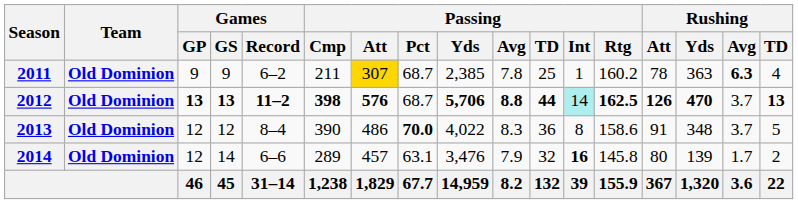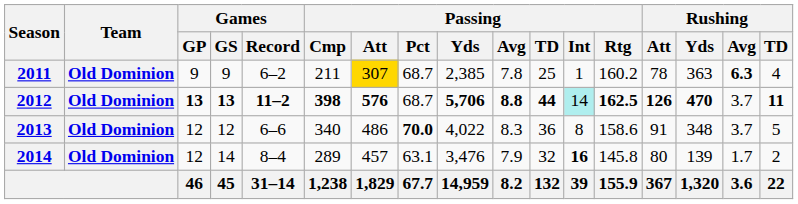(776, 101) 13 -> (776, 101) 11
(273, 128) 8–4 -> (273, 128) 6–6
(328, 128) 390 -> (328, 128) 340
(273, 156) 6–6 -> (273, 156) 8–4
